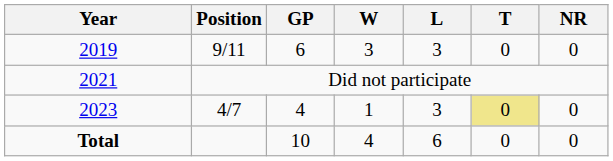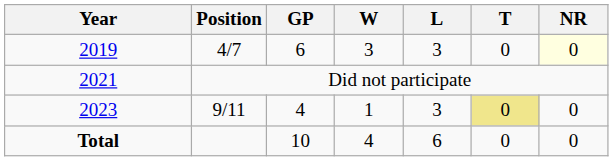(229, 49) 9/11 -> (229, 49) 4/7
(573, 49) no background -> (573, 49) lightyellow background
(229, 110) 4/7 -> (229, 110) 9/11
